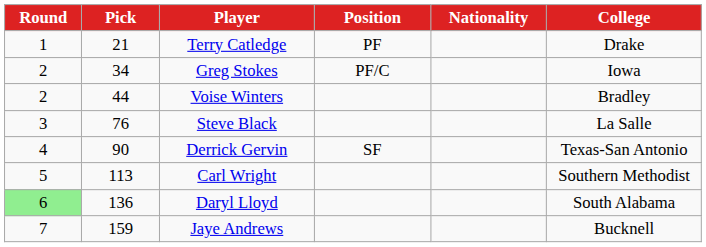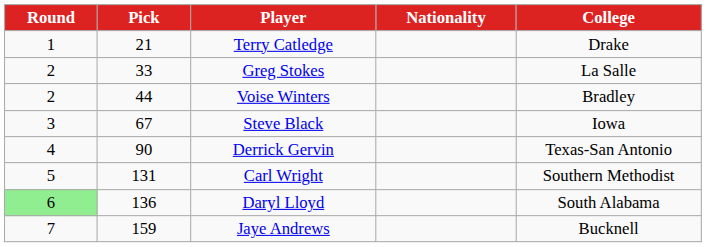- column: (372, 17)
(121, 70) 34 -> (144, 70) 33
(624, 70) Iowa -> (609, 70) La Salle
(121, 123) 76 -> (144, 123) 67
(624, 123) La Salle -> (609, 123) Iowa
(121, 176) 113 -> (144, 176) 131
